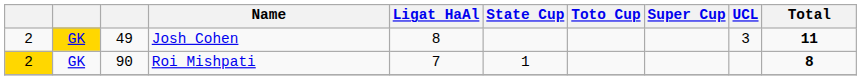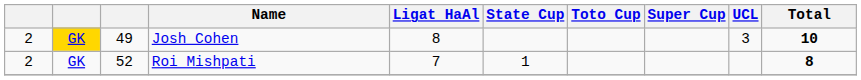(809, 40) 11 -> (809, 40) 10
(29, 63) gold background -> (29, 63) no background
(124, 63) 90 -> (124, 63) 52
